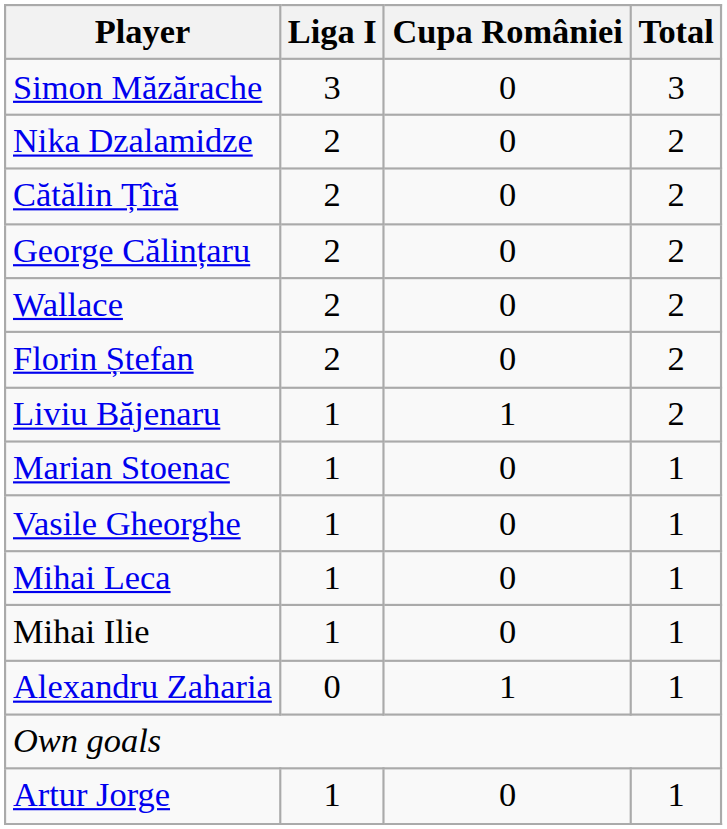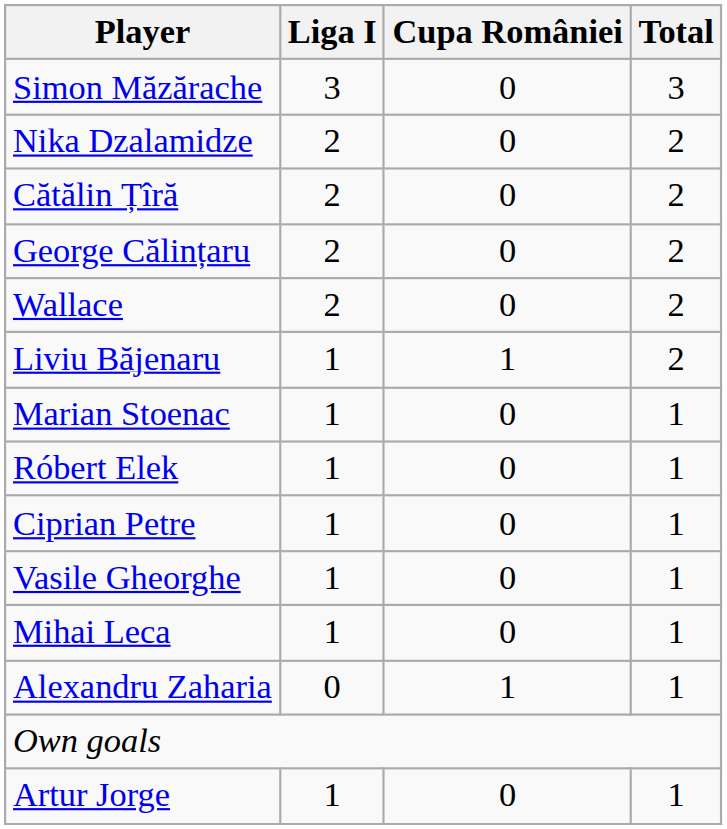- row: (103, 359)
+ row: (96, 468)
+ row: (104, 522)
- row: (81, 631)
